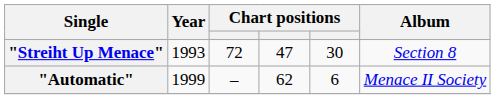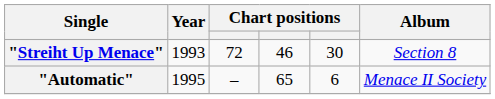(285, 52) 47 -> (285, 52) 46
(188, 79) 1999 -> (188, 79) 1995
(285, 79) 62 -> (285, 79) 65
